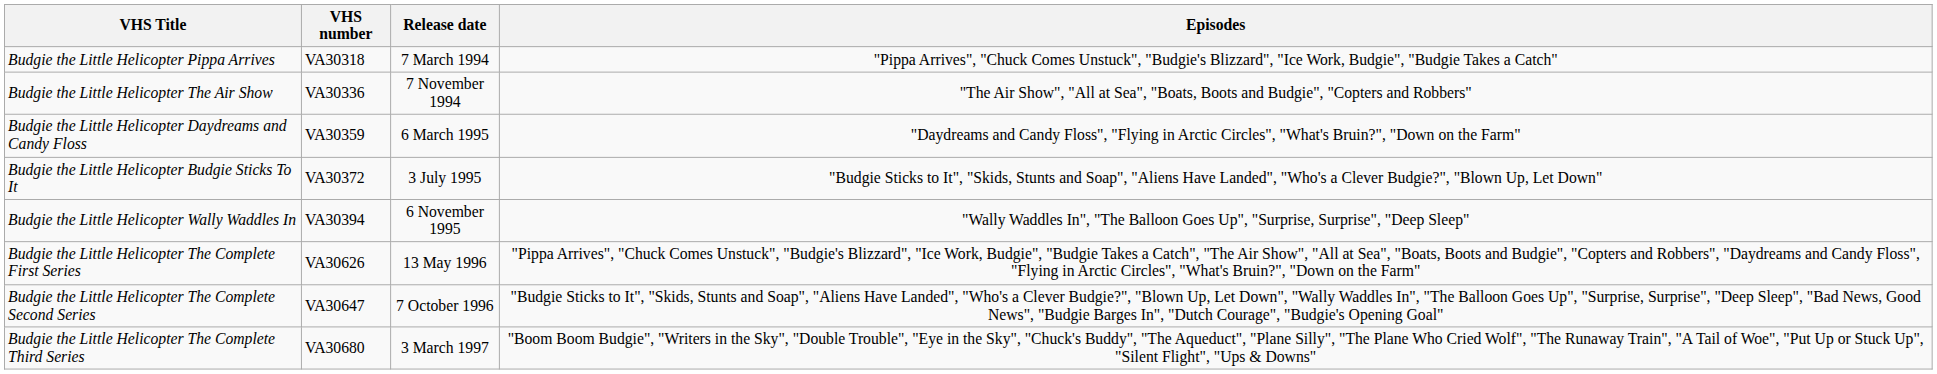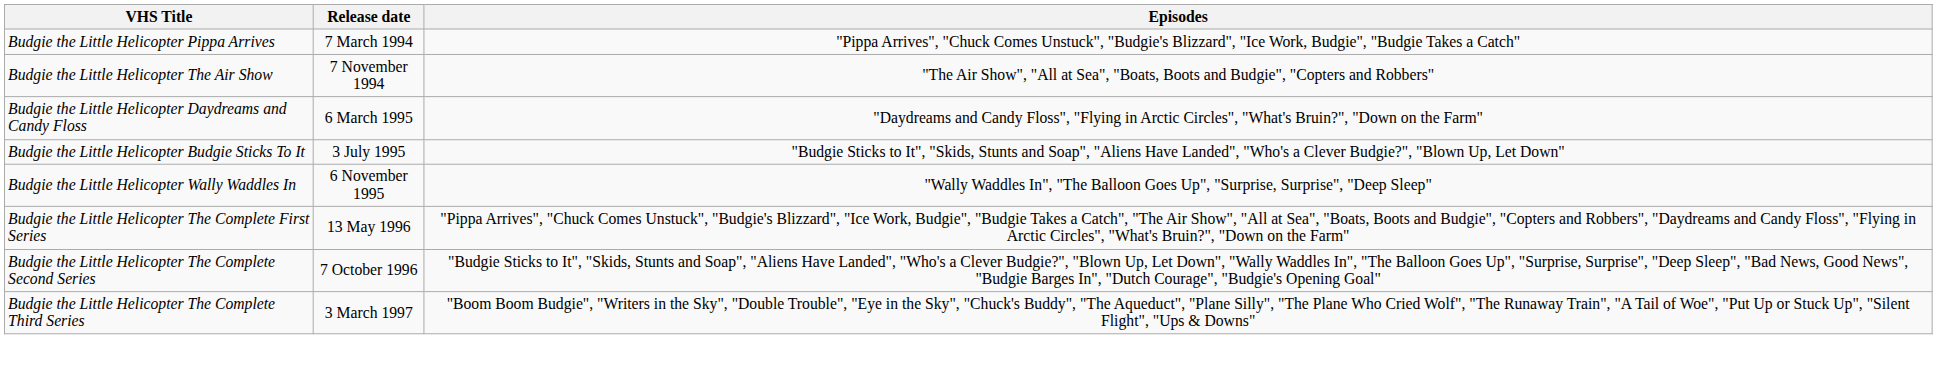- column: (346, 25)
